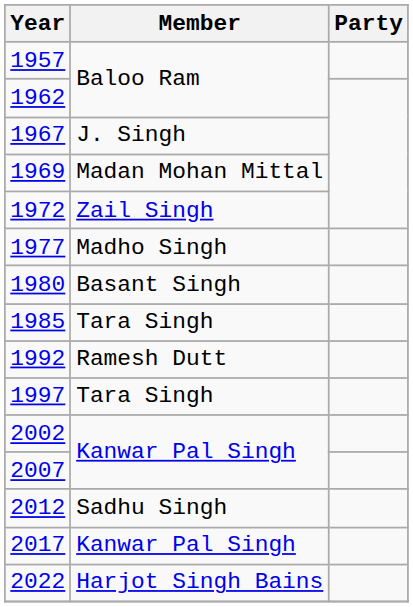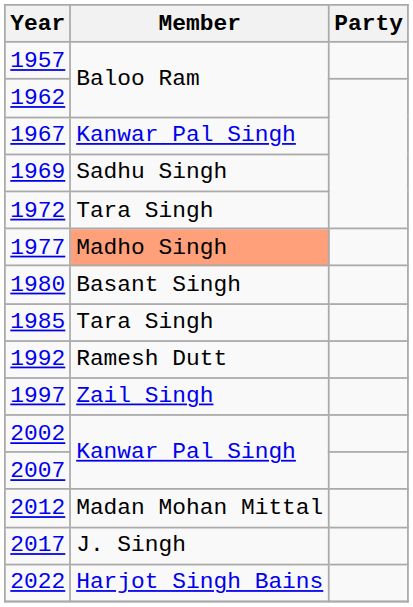(131, 135) J. Singh -> (186, 135) Kanwar Pal Singh
(200, 173) Madan Mohan Mittal -> (152, 173) Sadhu Singh
(145, 210) Zail Singh -> (145, 210) Tara Singh
(152, 247) no background -> (152, 247) lightsalmon background
(145, 396) Tara Singh -> (145, 396) Zail Singh
(152, 508) Sadhu Singh -> (200, 508) Madan Mohan Mittal
(186, 546) Kanwar Pal Singh -> (131, 546) J. Singh
